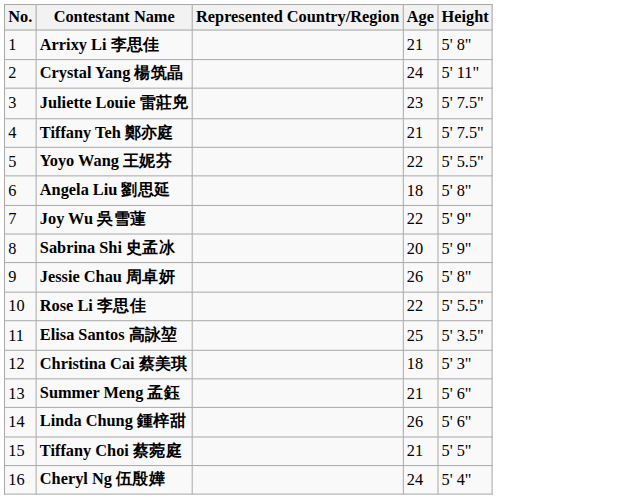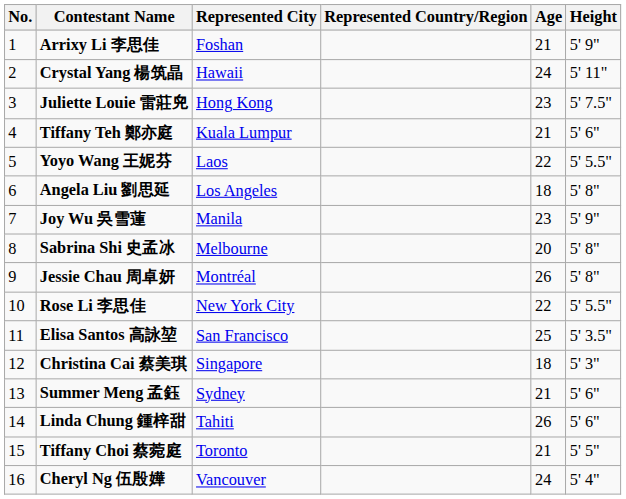+ column: (256, 17)
(457, 44) 5' 8" -> (585, 44) 5' 9"
(463, 132) 5' 7.5" -> (585, 132) 5' 6"
(415, 219) 22 -> (543, 219) 23
(457, 248) 5' 9" -> (585, 248) 5' 8"
